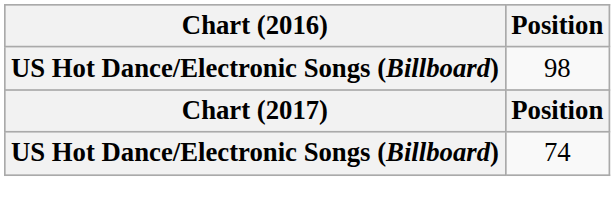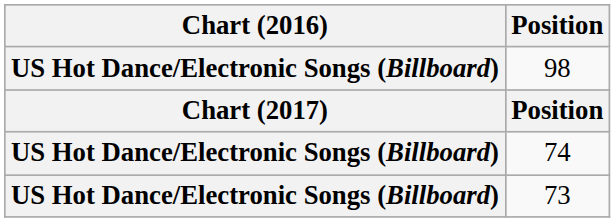+ row: (557, 195)
